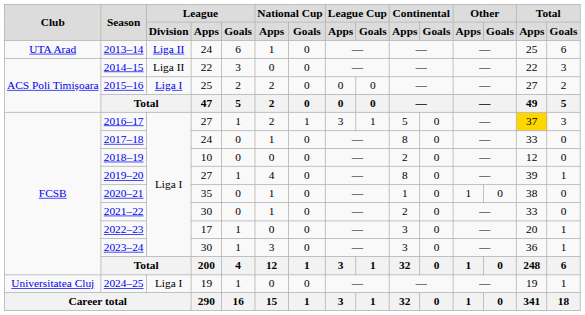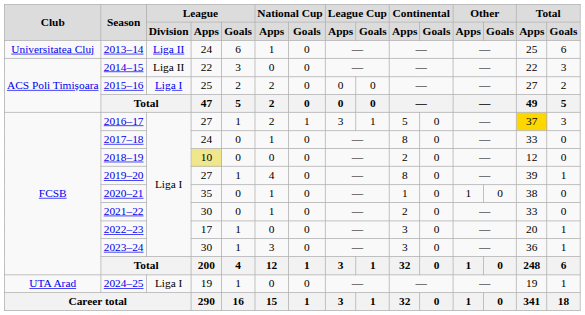(53, 49) UTA Arad -> (53, 49) Universitatea Cluj
(206, 157) no background -> (206, 157) khaki background
(53, 283) Universitatea Cluj -> (53, 283) UTA Arad
